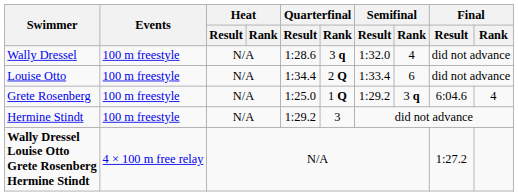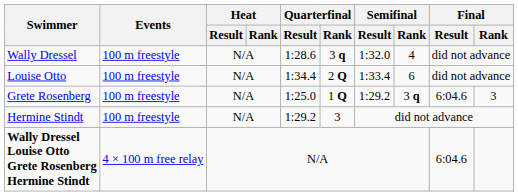(493, 96) 4 -> (493, 96) 3
(451, 159) 1:27.2 -> (451, 159) 6:04.6
